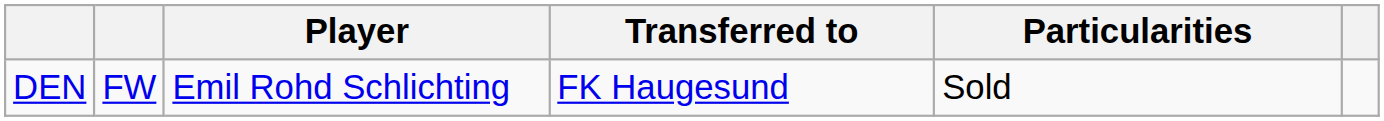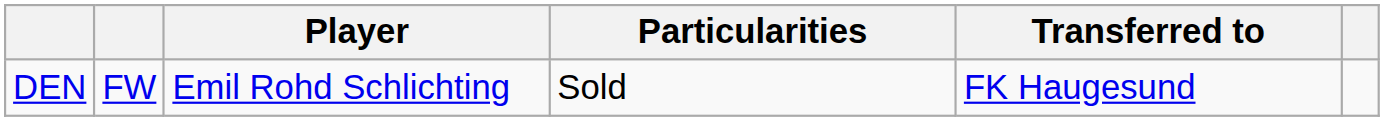columns swapped: (742, 32) <-> (1137, 32)
